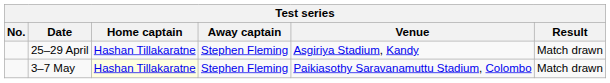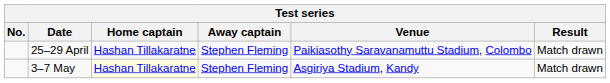(356, 50) Asgiriya Stadium, Kandy -> (412, 50) Paikiasothy Saravanamuttu Stadium, Colombo
(412, 68) Paikiasothy Saravanamuttu Stadium, Colombo -> (356, 68) Asgiriya Stadium, Kandy
